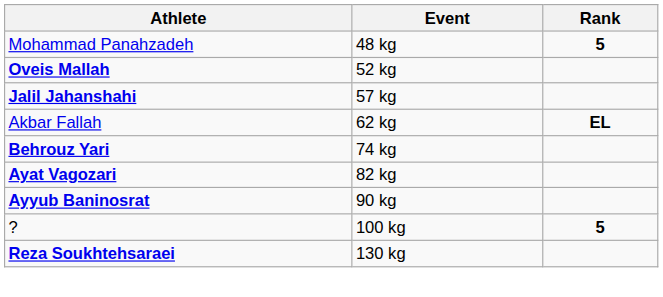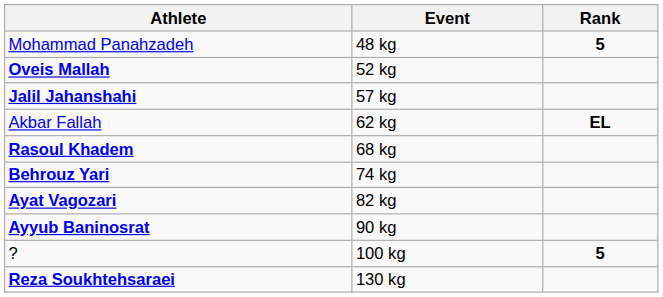+ row: (71, 149)
